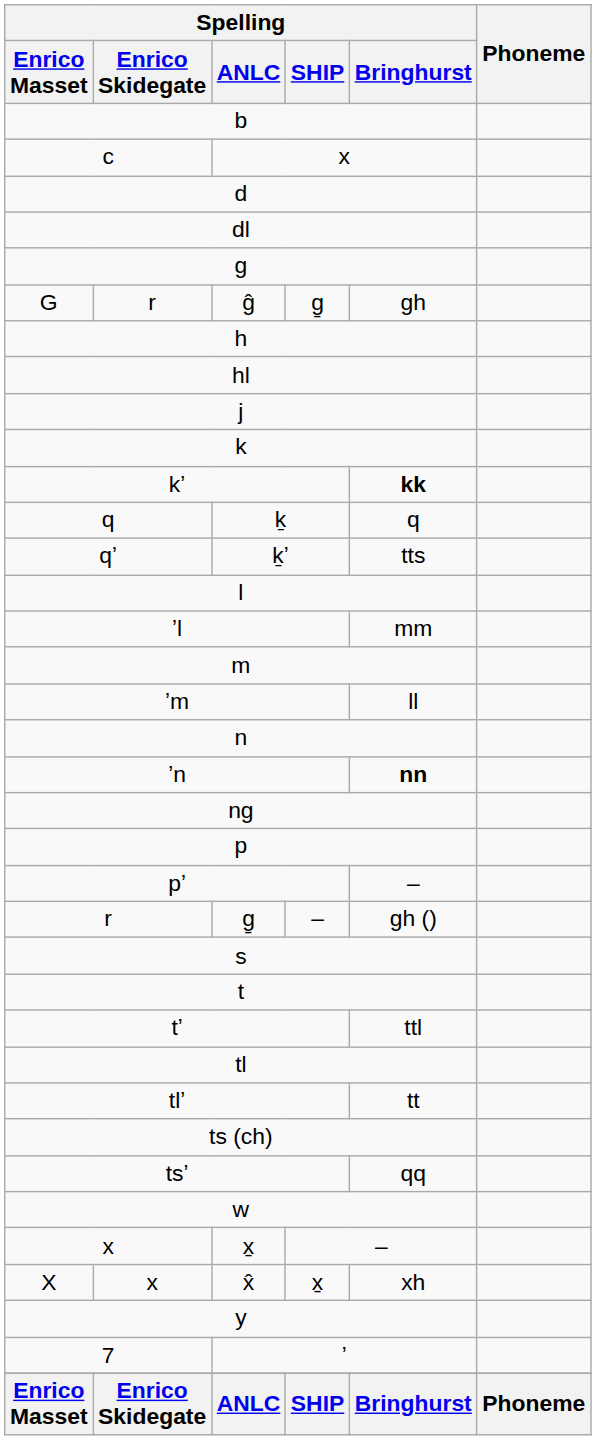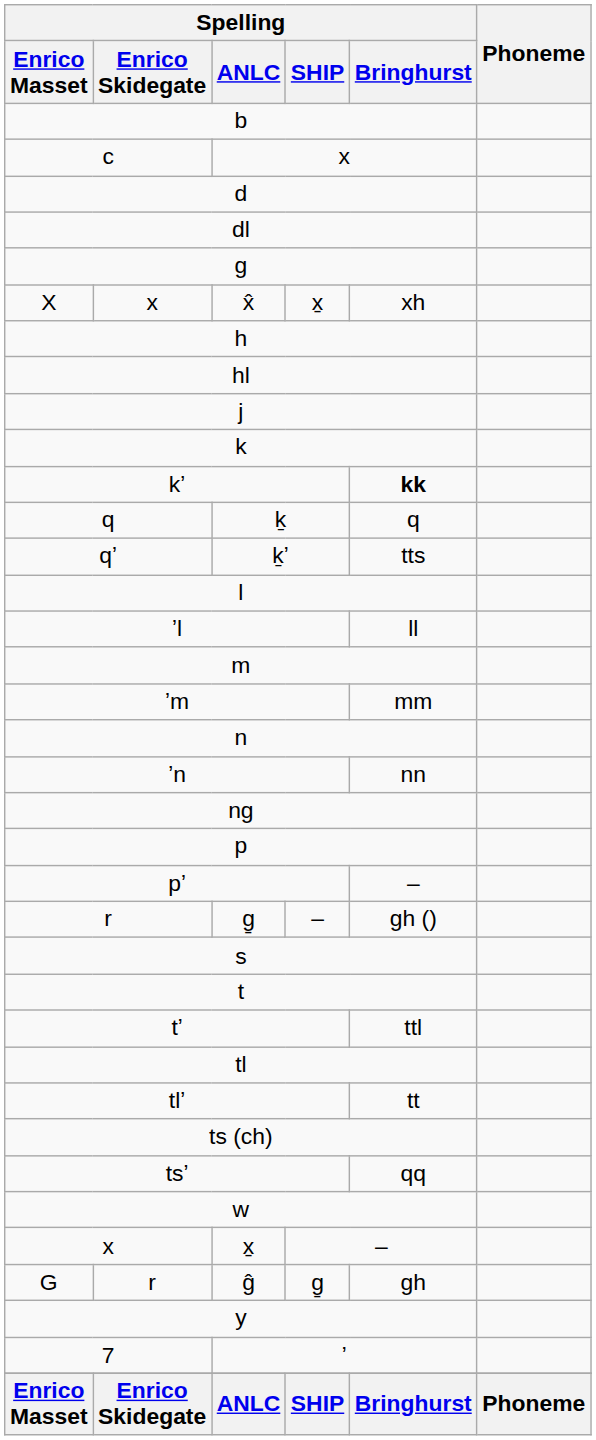rows swapped: (49, 302) <-> (49, 1282)
(413, 628) mm -> (413, 628) ll
(413, 701) ll -> (413, 701) mm
(413, 774) bold -> (413, 774) normal
